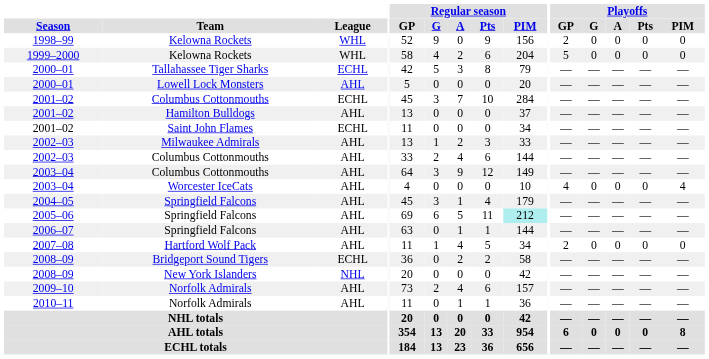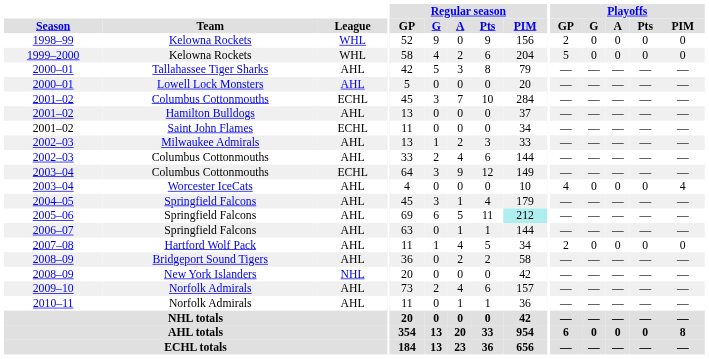(353, 69) ECHL -> (353, 69) AHL
(353, 172) AHL -> (353, 172) ECHL
(353, 259) ECHL -> (353, 259) AHL
